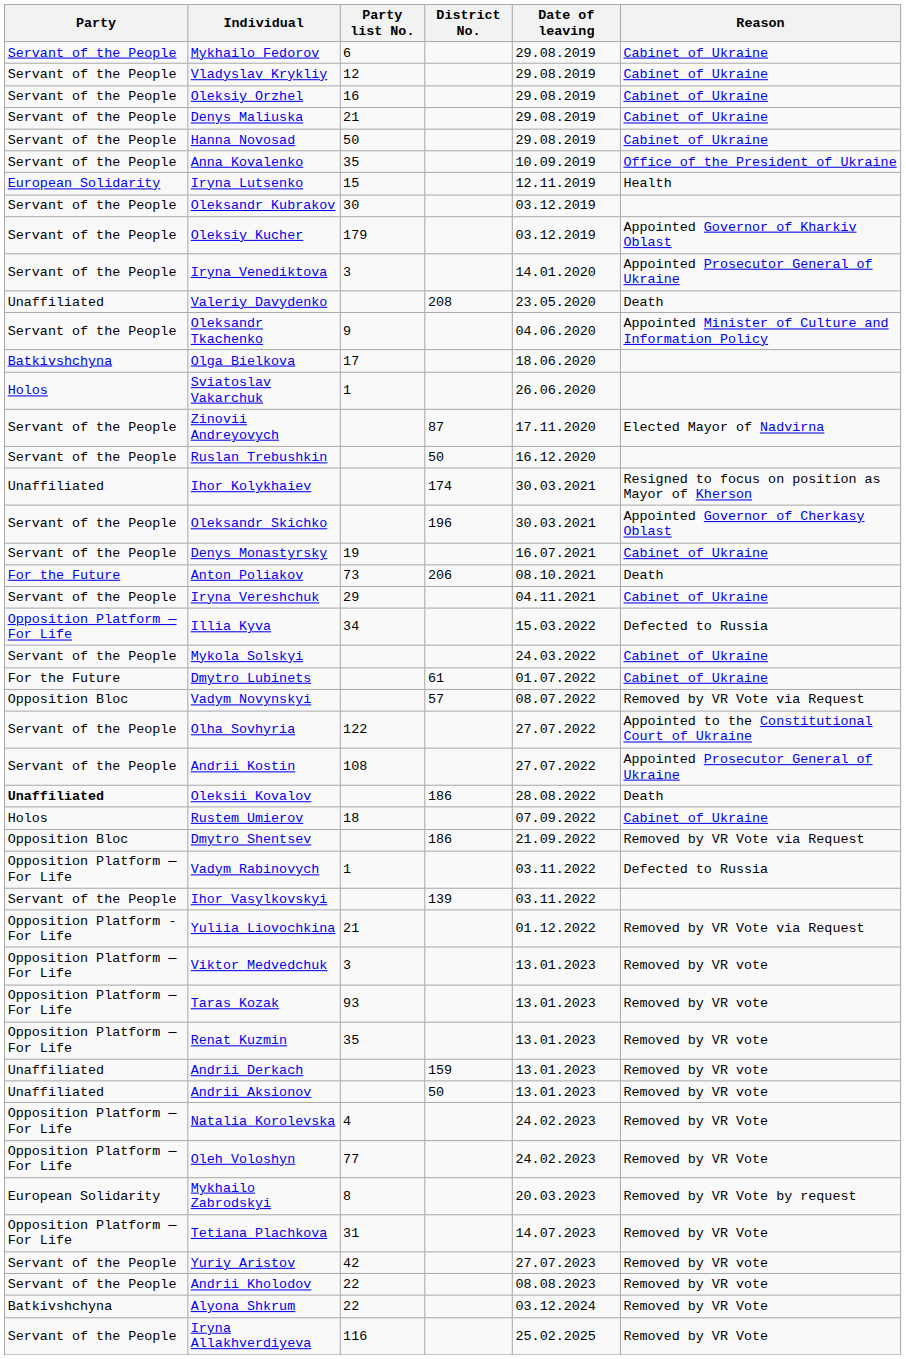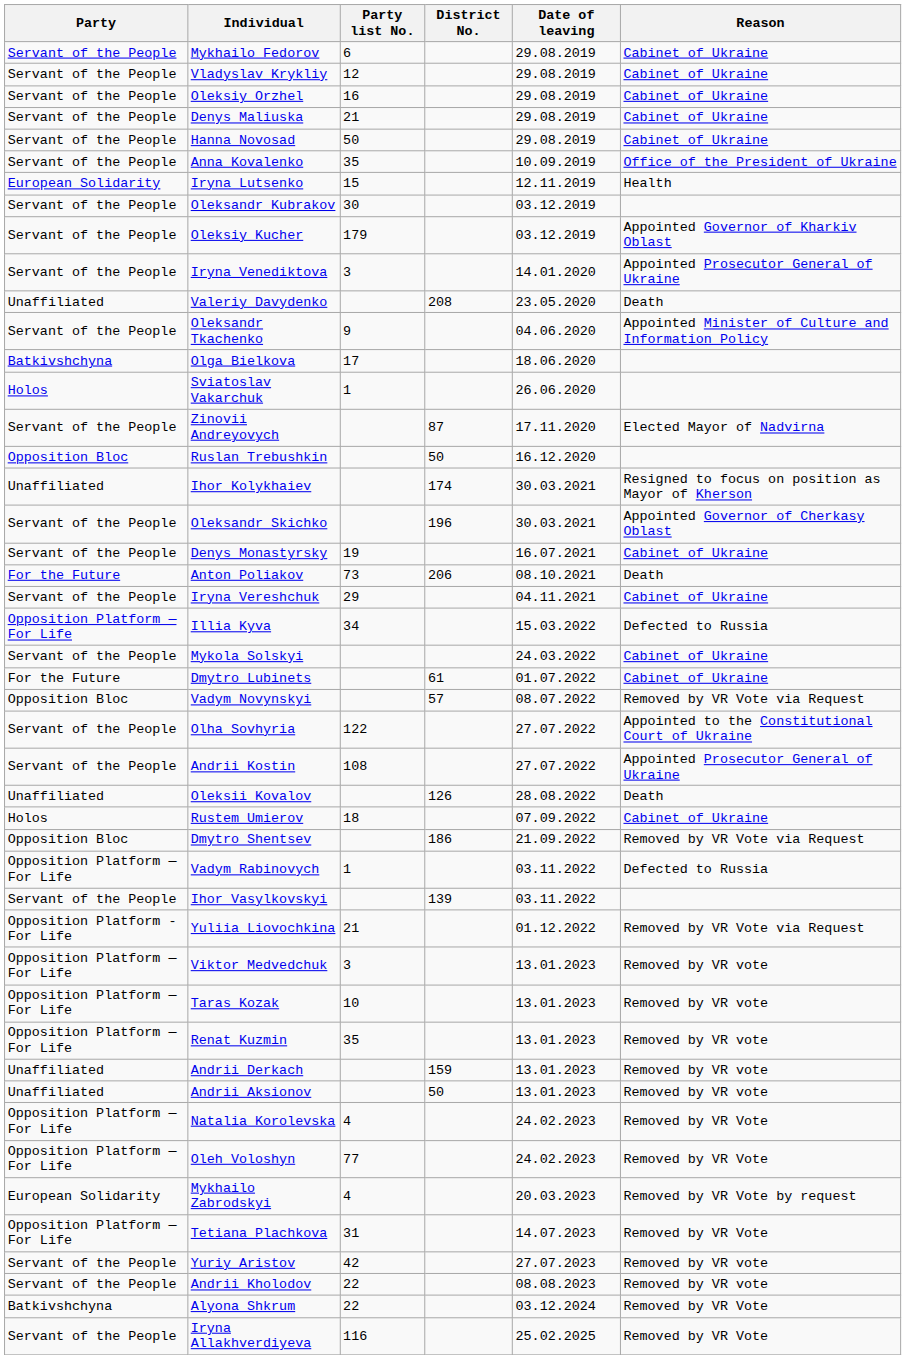(92, 457) Servant of the People -> (68, 457) Opposition Bloc
(56, 796) bold -> (56, 796) normal
(440, 796) 186 -> (440, 796) 126
(351, 1003) 93 -> (351, 1003) 10
(347, 1196) 8 -> (347, 1196) 4
